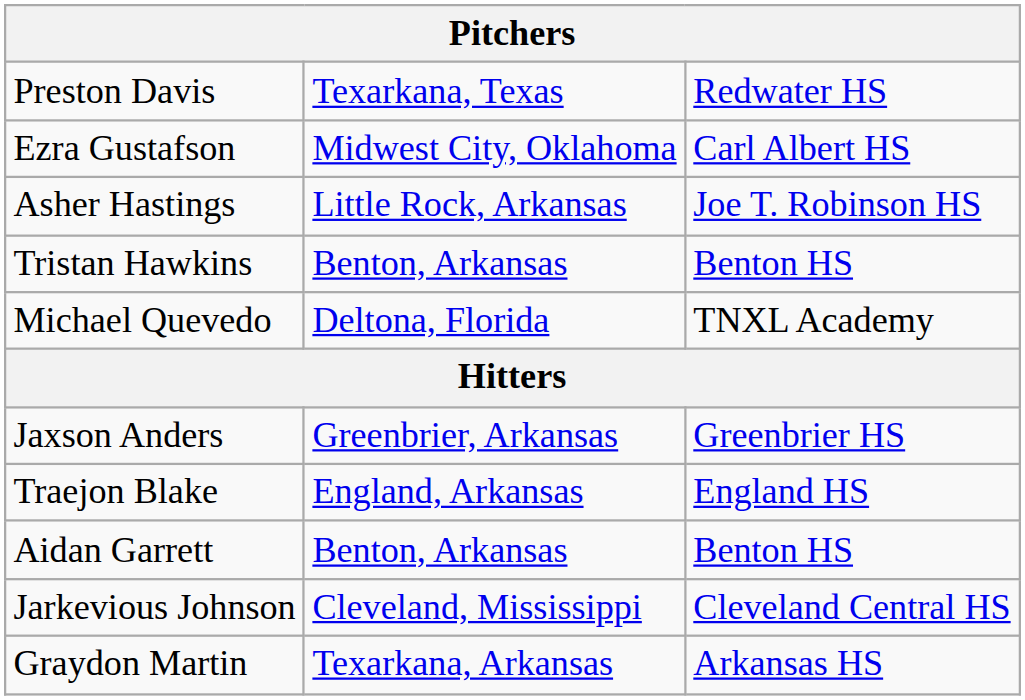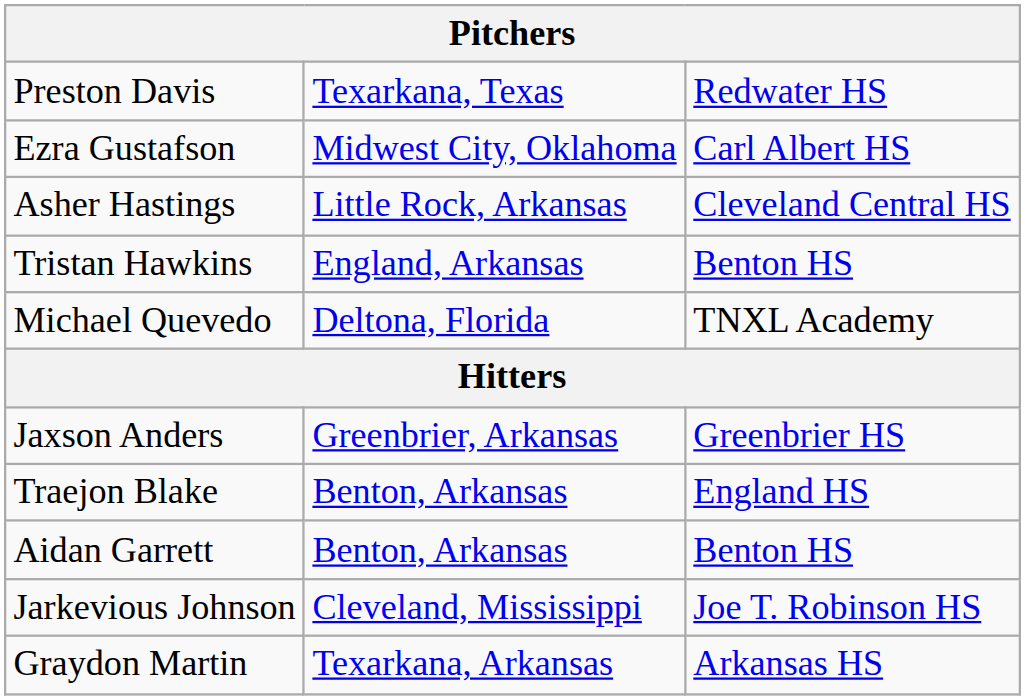(837, 205) Joe T. Robinson HS -> (852, 205) Cleveland Central HS
(440, 262) Benton, Arkansas -> (448, 262) England, Arkansas
(448, 491) England, Arkansas -> (440, 491) Benton, Arkansas
(852, 606) Cleveland Central HS -> (837, 606) Joe T. Robinson HS
